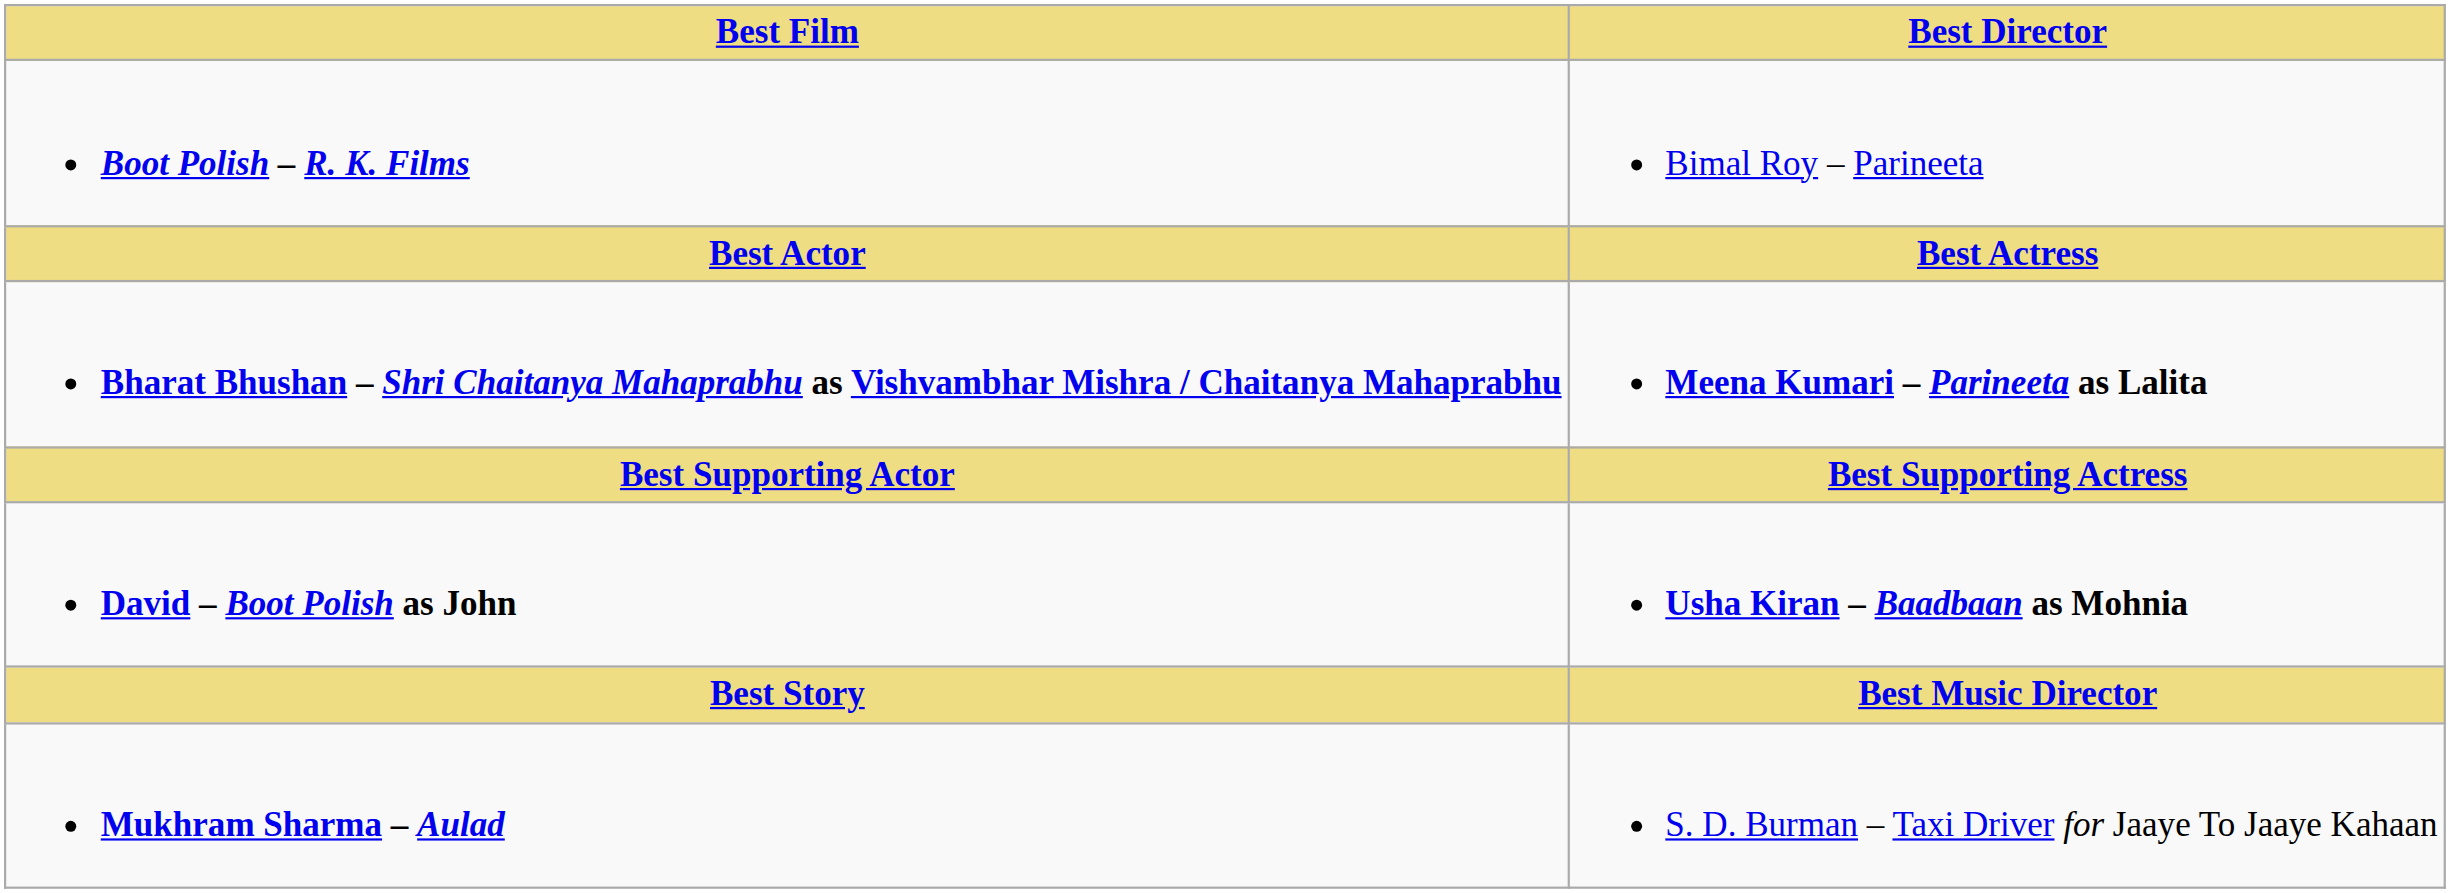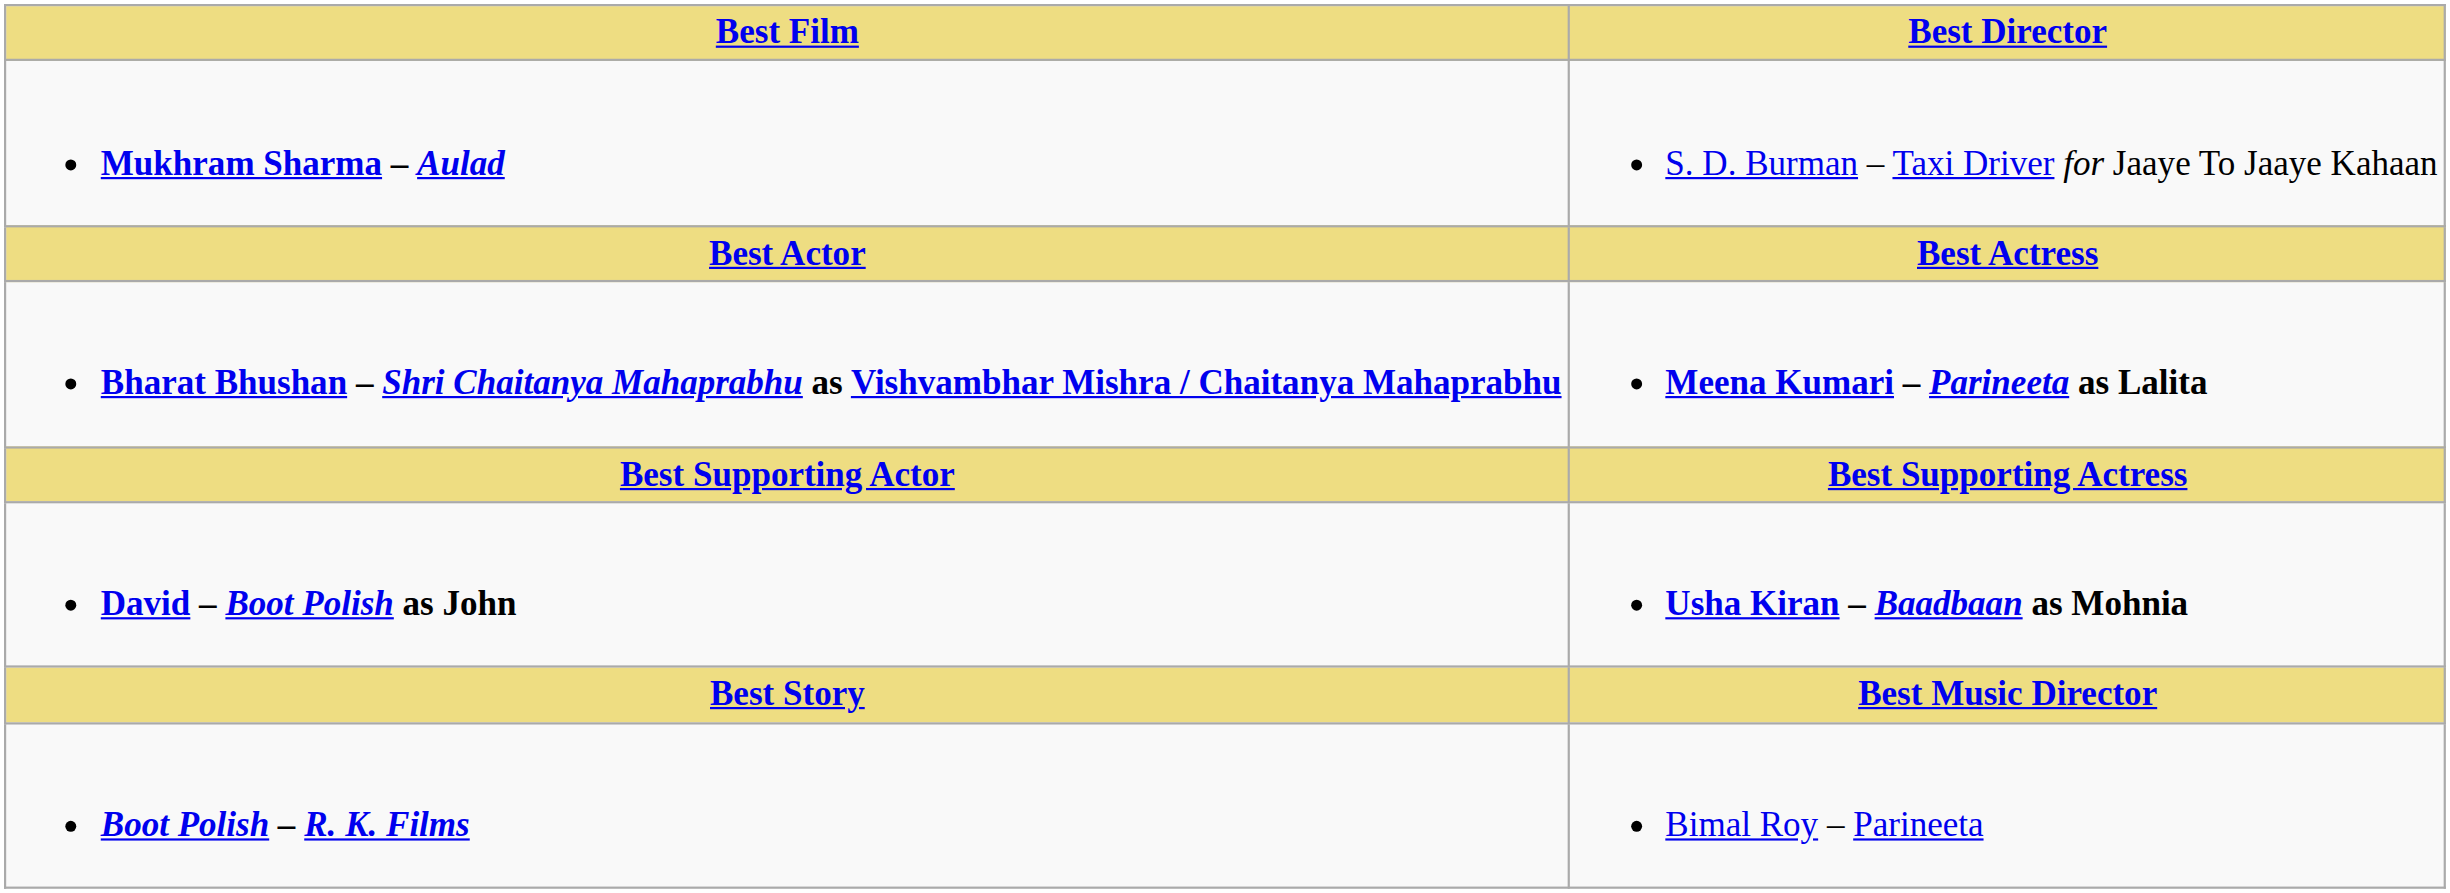rows swapped: (787, 163) <-> (787, 825)
